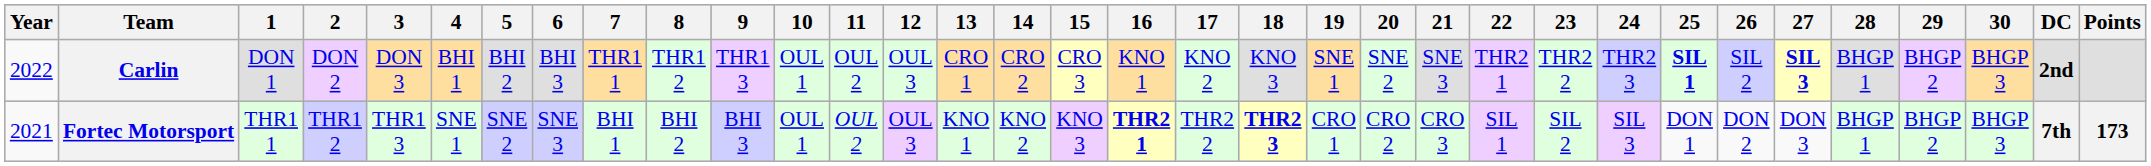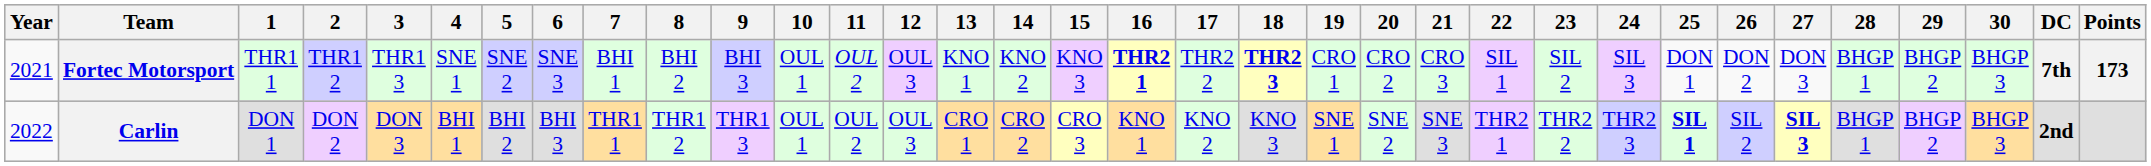rows swapped: (149, 130) <-> (149, 69)
